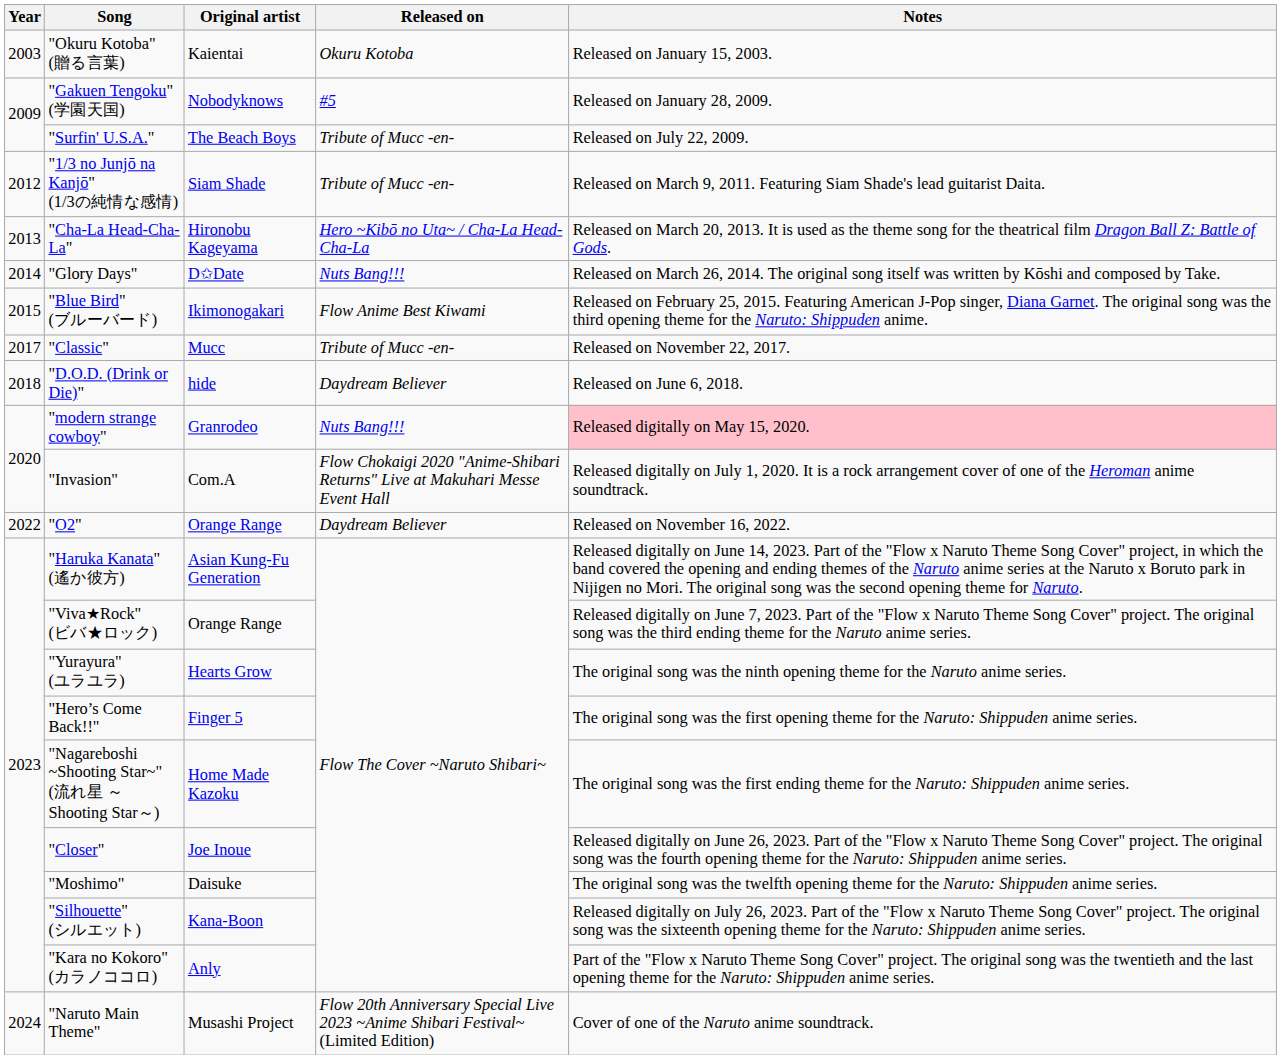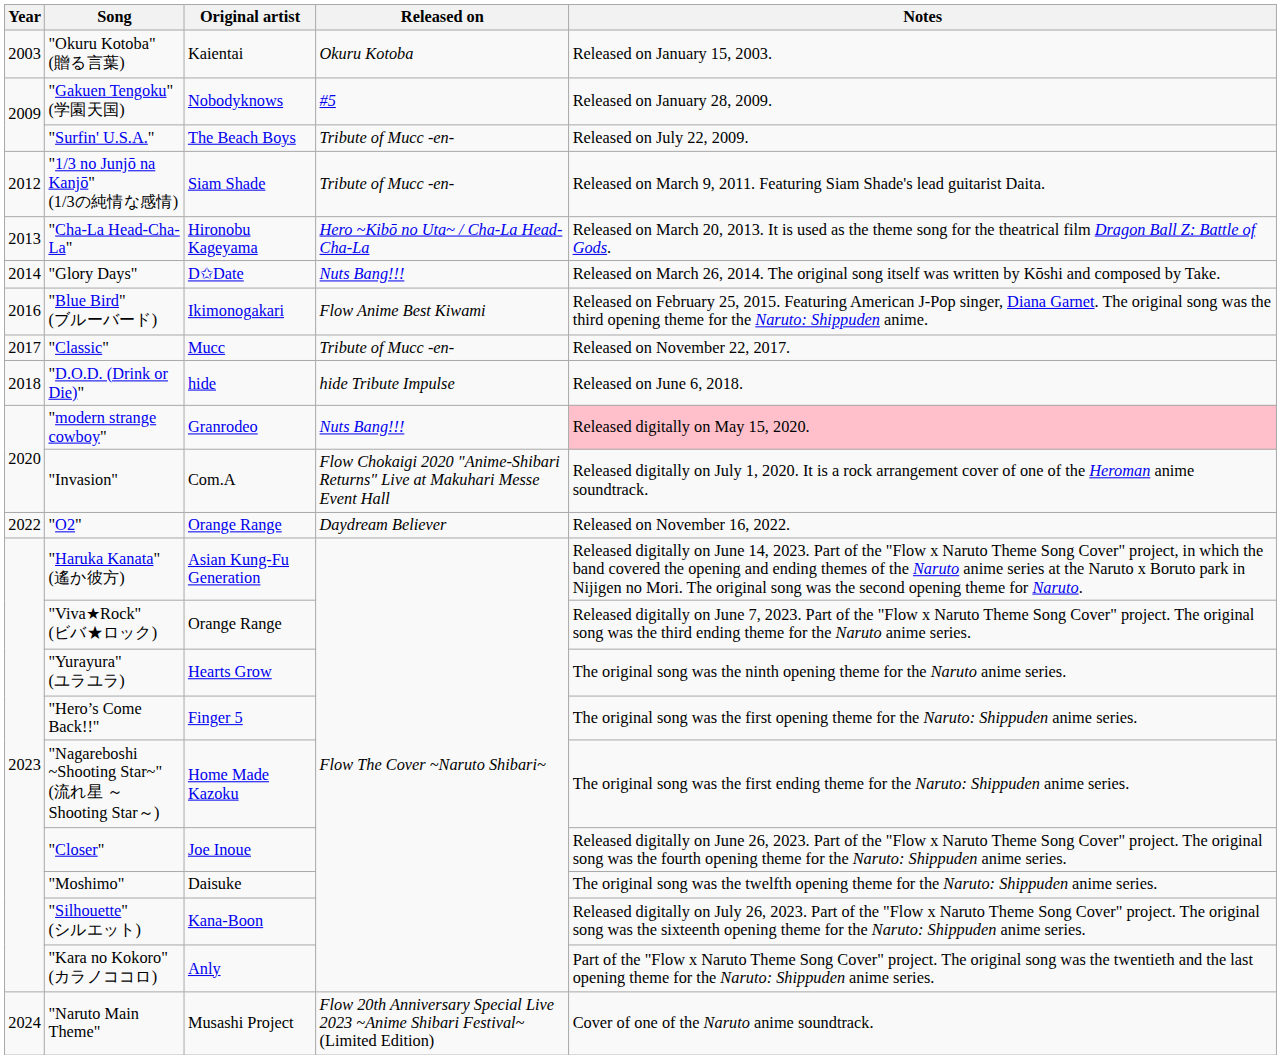(25, 311) 2015 -> (25, 311) 2016
(383, 382) Daydream Believer -> (387, 382) hide Tribute Impulse
